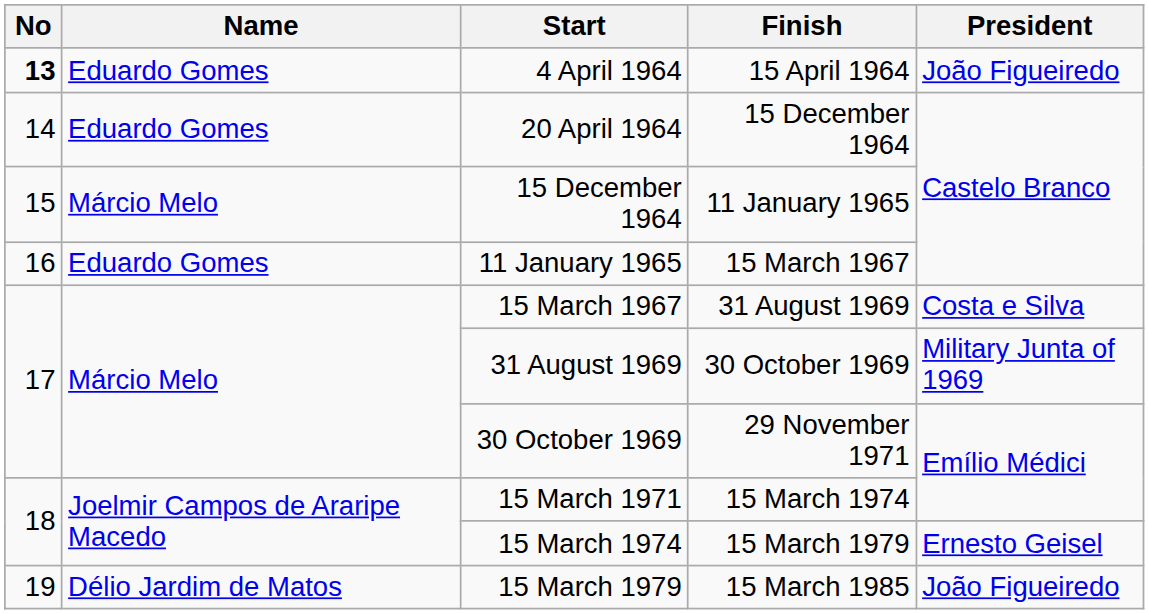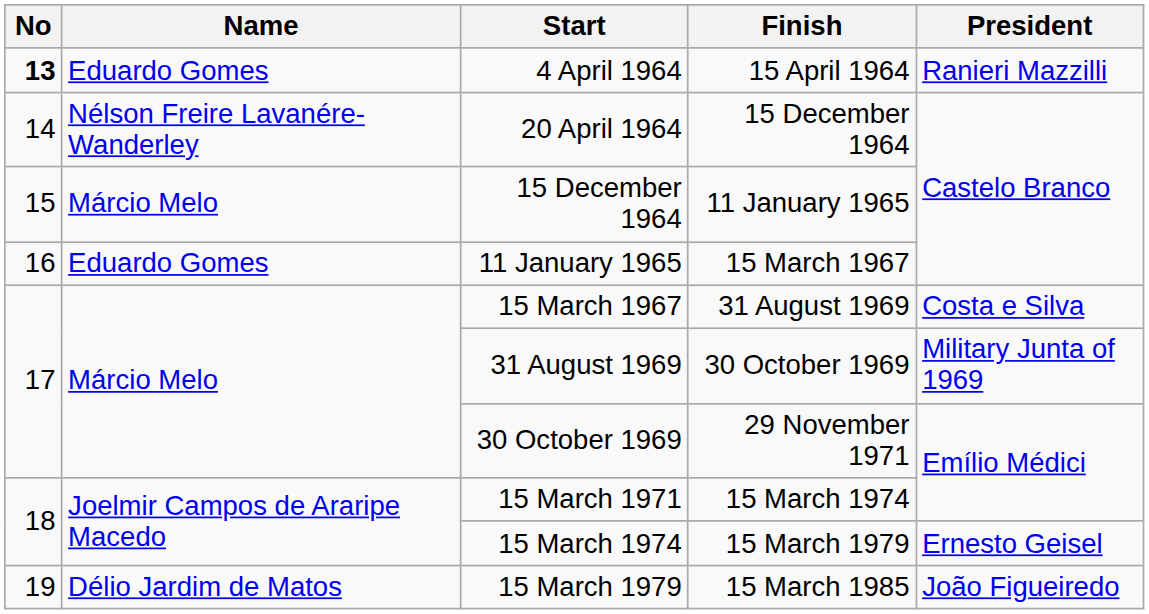(1021, 69) João Figueiredo -> (1015, 69) Ranieri Mazzilli
(168, 129) Eduardo Gomes -> (217, 129) Nélson Freire Lavanére-Wanderley
